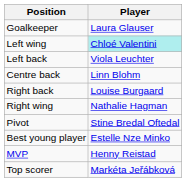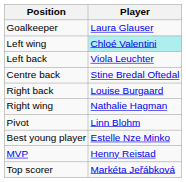(115, 75) Linn Blohm -> (135, 75) Stine Bredal Oftedal
(135, 122) Stine Bredal Oftedal -> (115, 122) Linn Blohm
